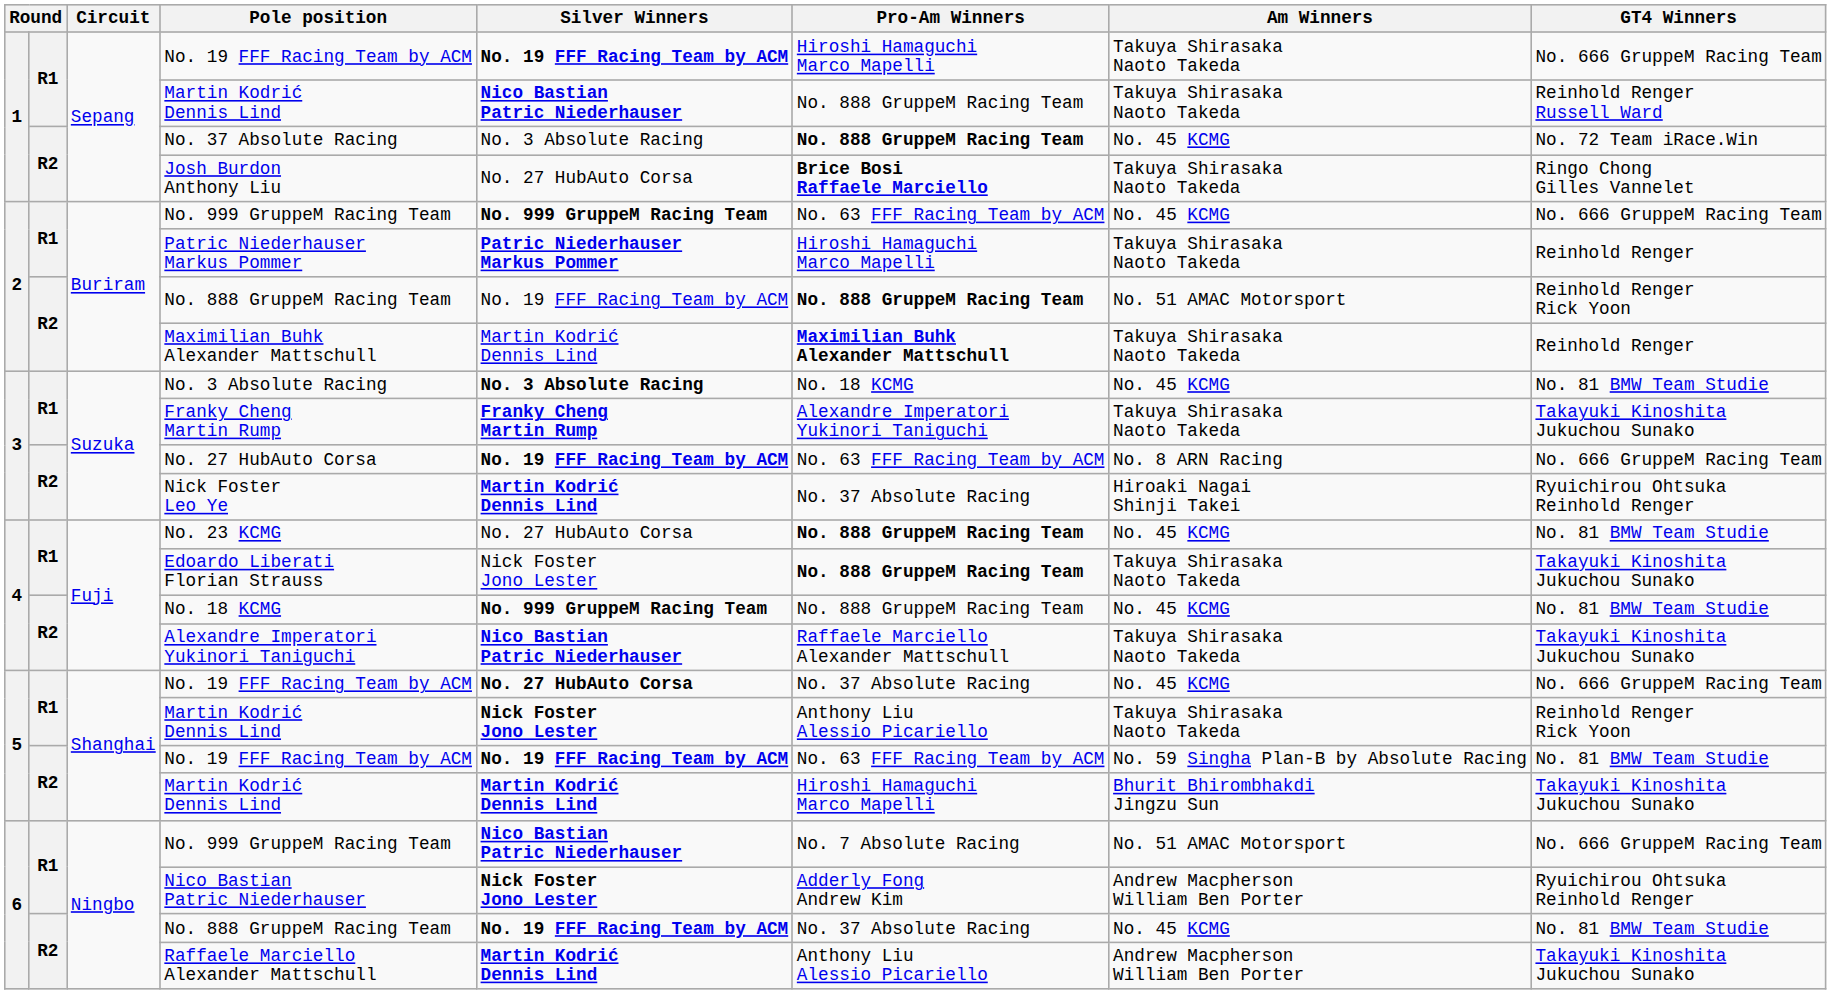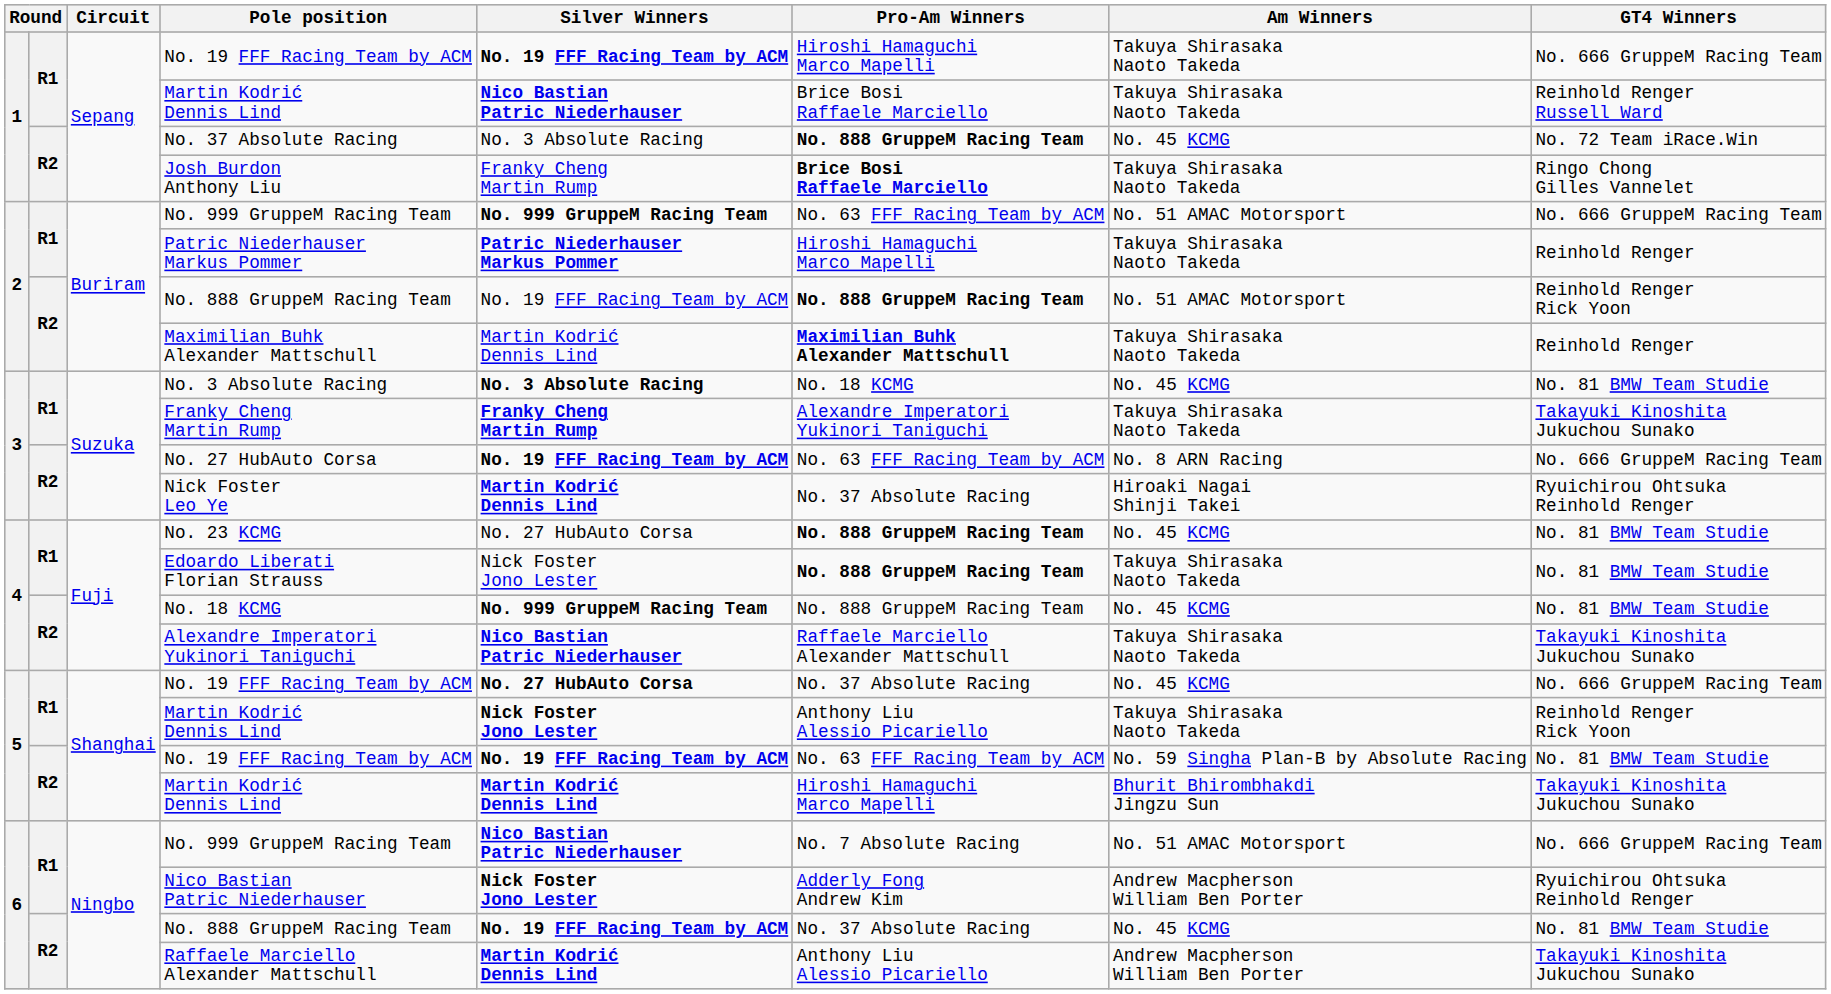(940, 103) No. 888 GruppeM Racing Team -> (892, 103) Brice Bosi Raffaele Marciello
(587, 178) No. 27 HubAuto Corsa -> (544, 178) Franky Cheng Martin Rump
(1171, 216) No. 45 KCMG -> (1230, 216) No. 51 AMAC Motorsport
(1631, 572) Takayuki Kinoshita Jukuchou Sunako -> (1652, 572) No. 81 BMW Team Studie
